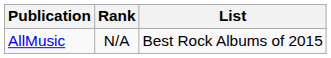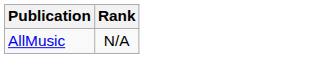- column: (233, 16)
